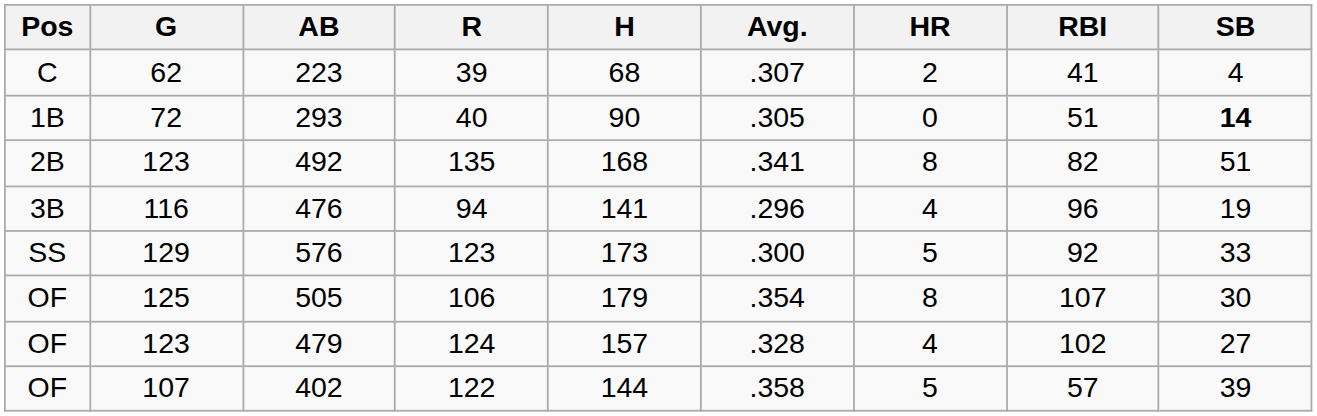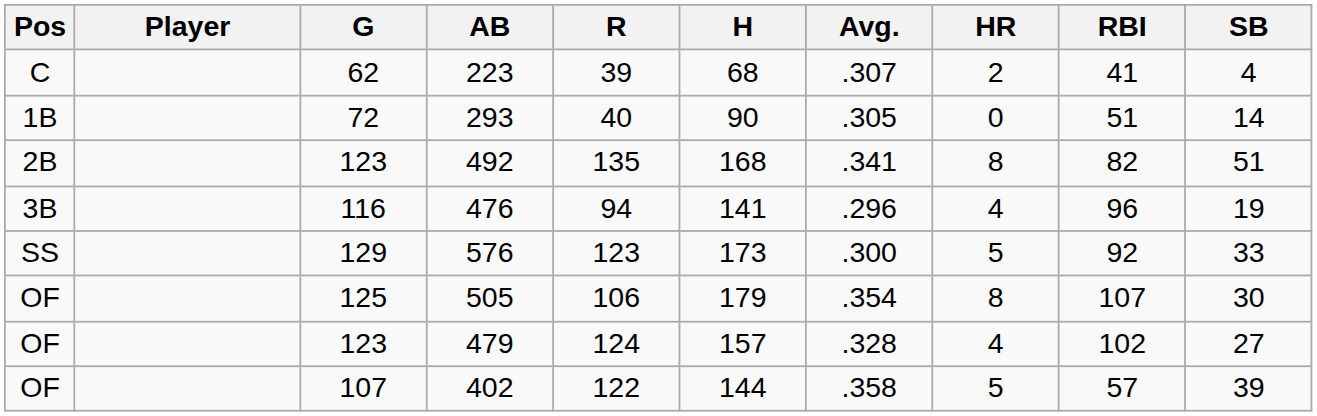+ column: (188, 27)
(1236, 117) bold -> (1249, 117) normal
